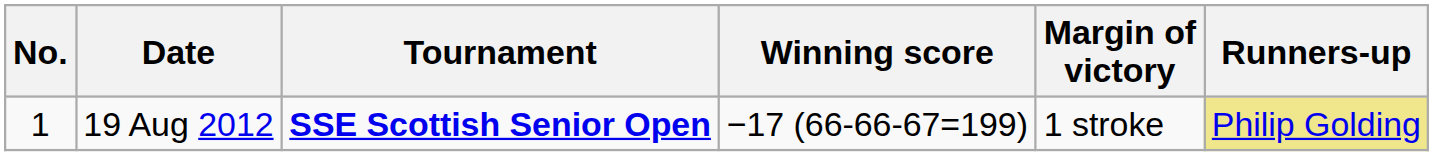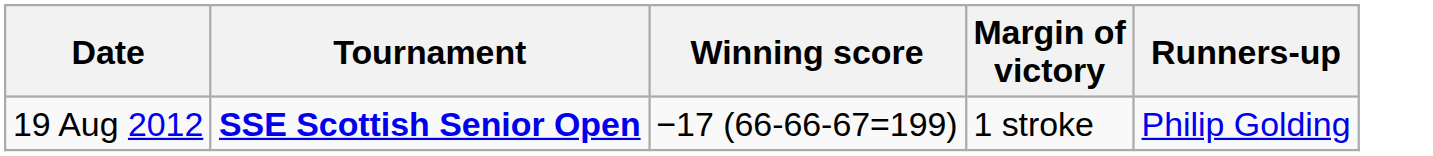- column: (40, 51)
(1316, 124) khaki background -> (1246, 124) no background
